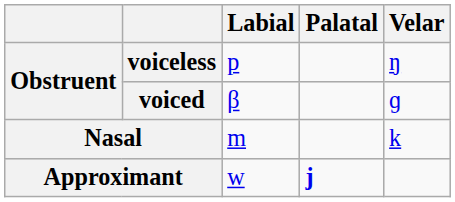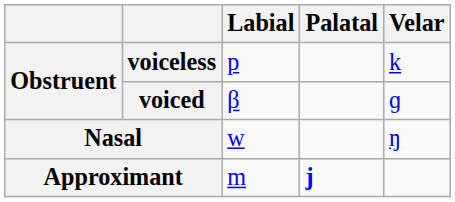(395, 61) ŋ -> (395, 61) k
(237, 138) m -> (236, 138) w
(395, 138) k -> (395, 138) ŋ
(236, 176) w -> (237, 176) m
